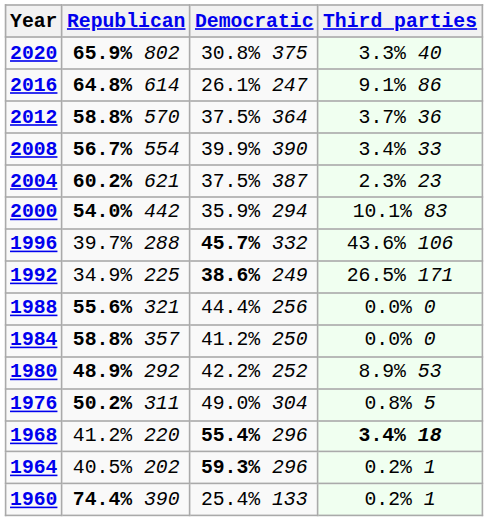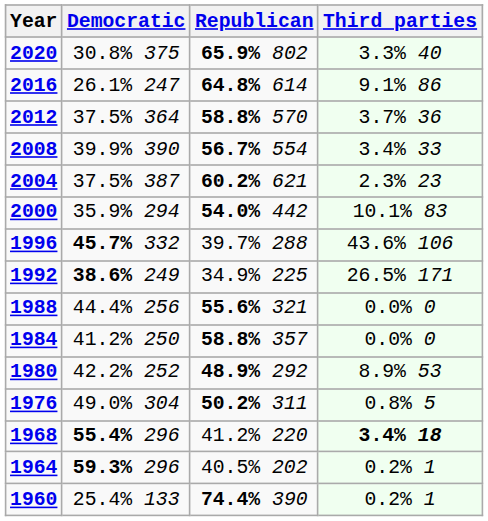columns swapped: (126, 22) <-> (254, 22)
